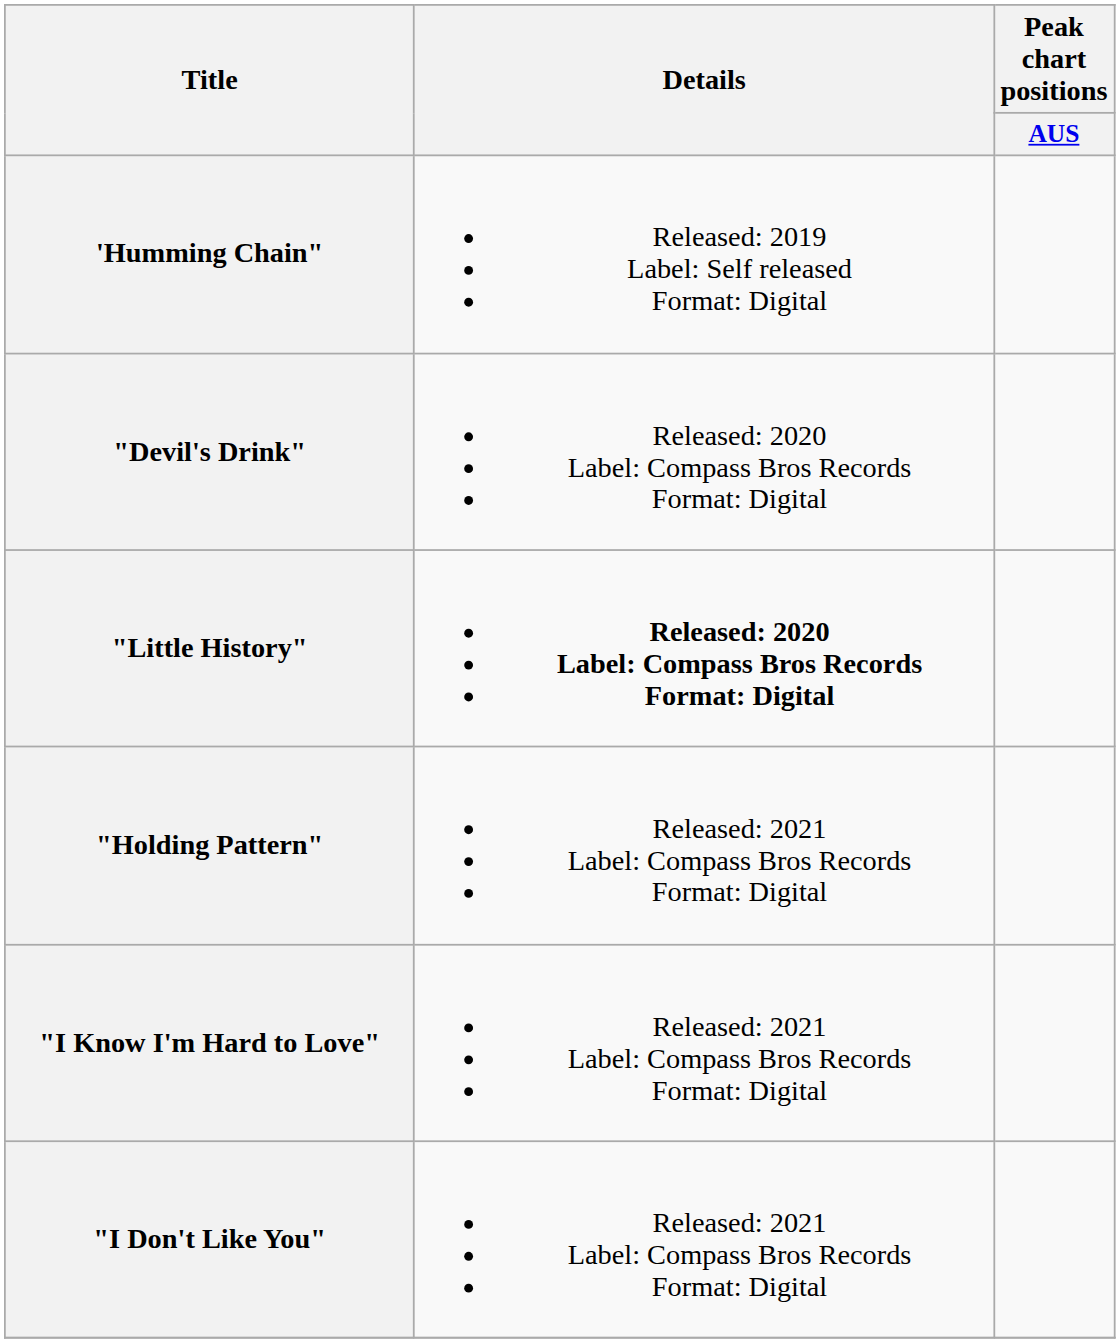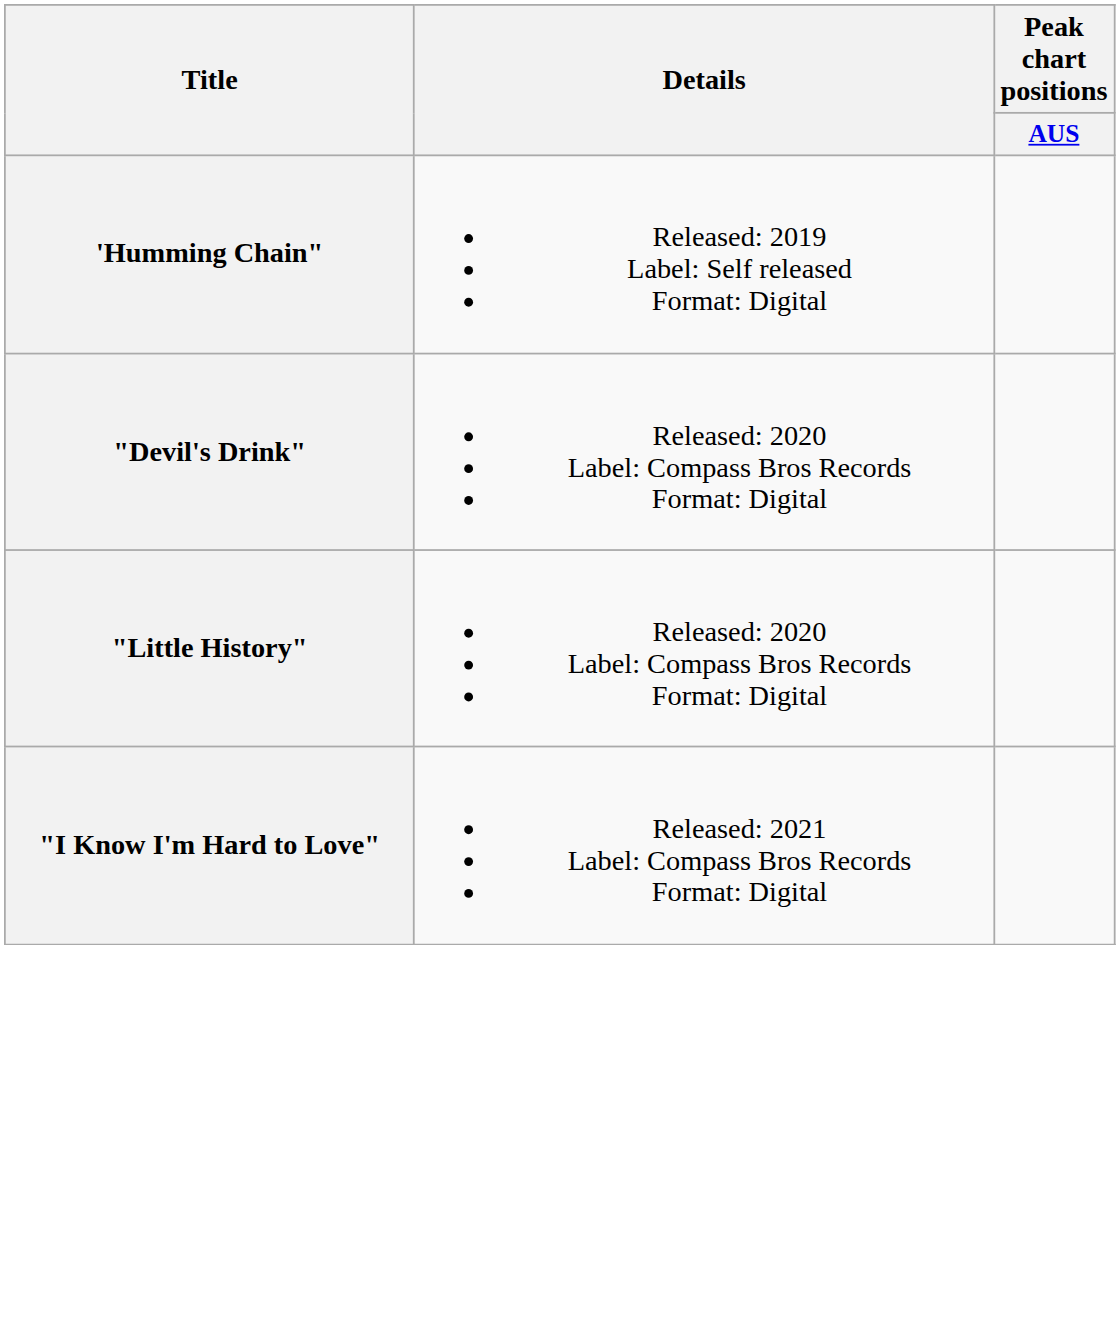(704, 664) bold -> (704, 664) normal
- row: (210, 845)
- row: (210, 1239)
